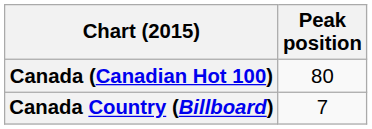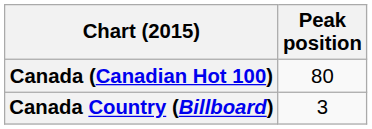(322, 107) 7 -> (322, 107) 3
